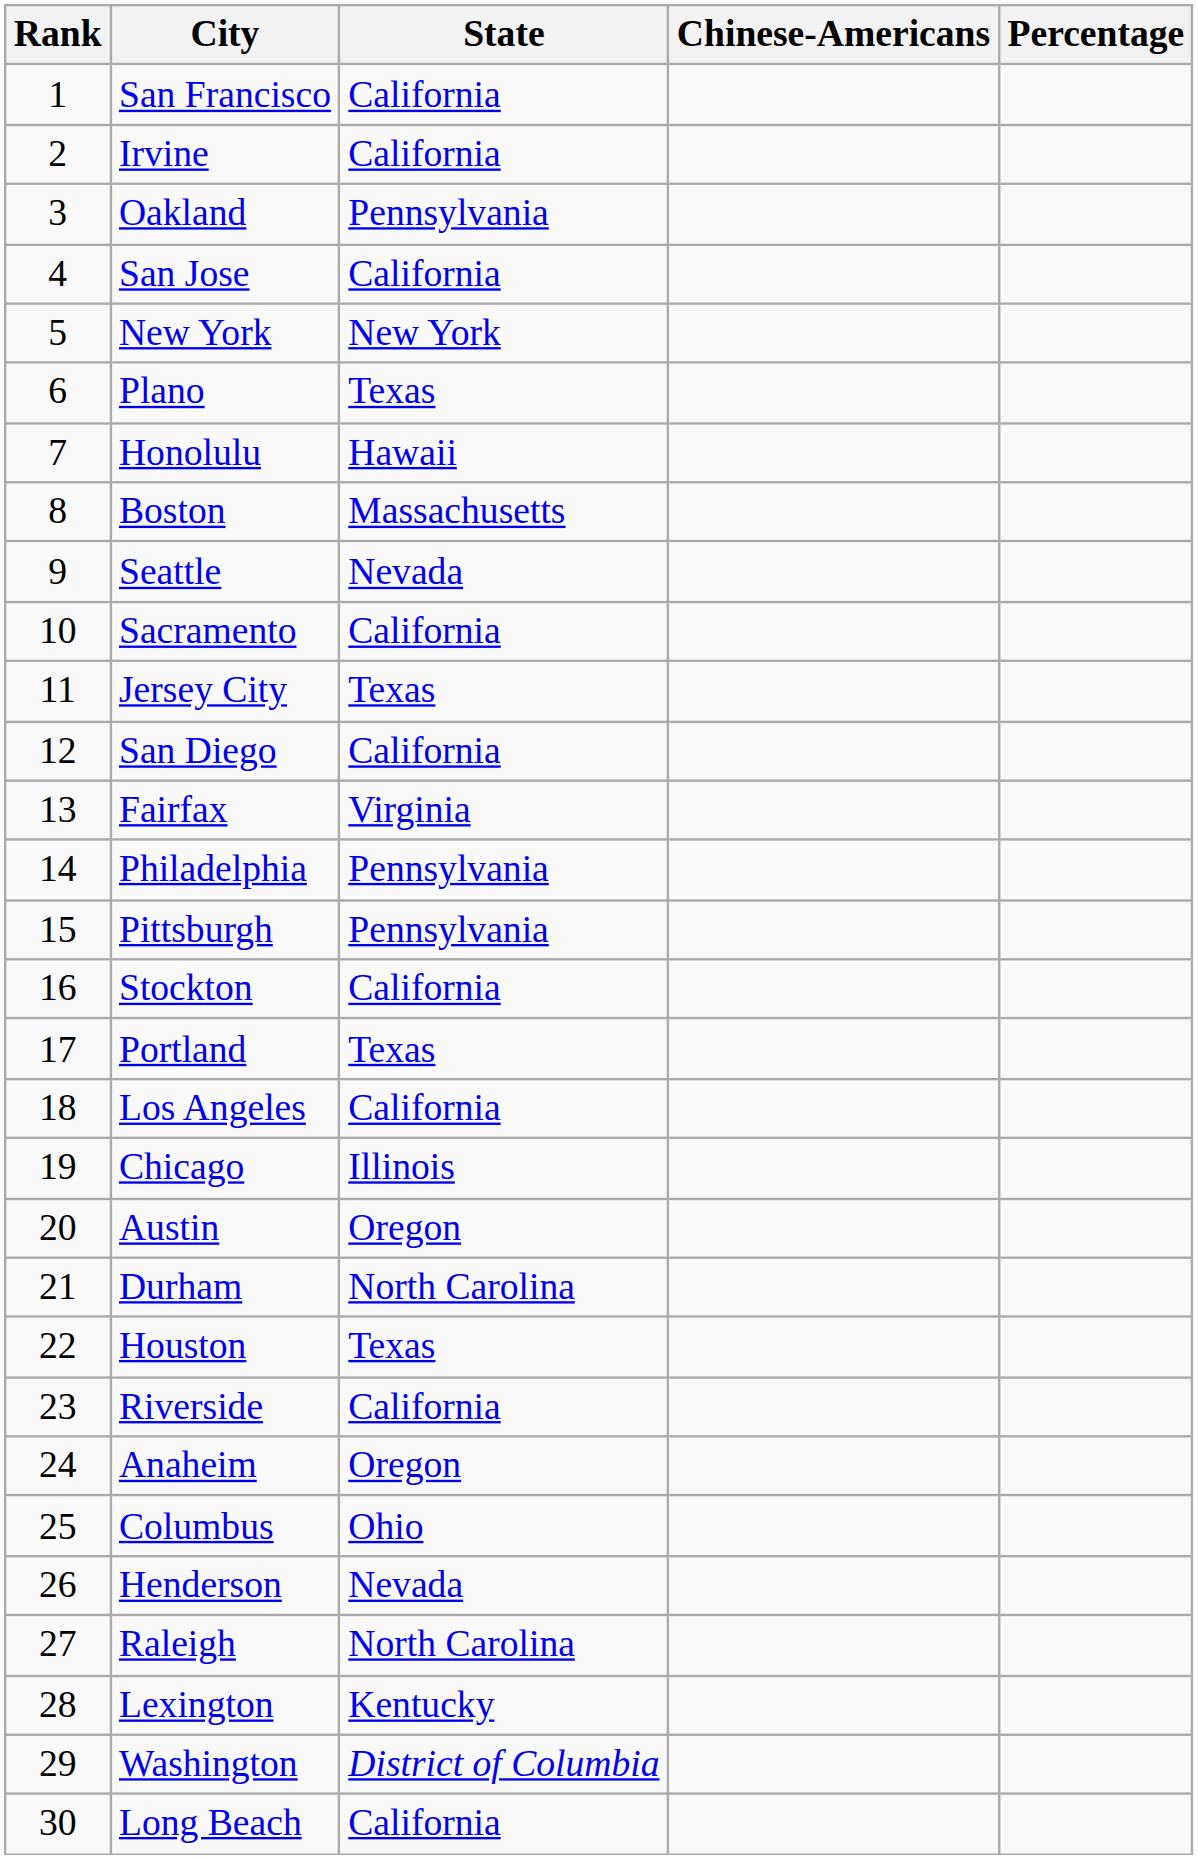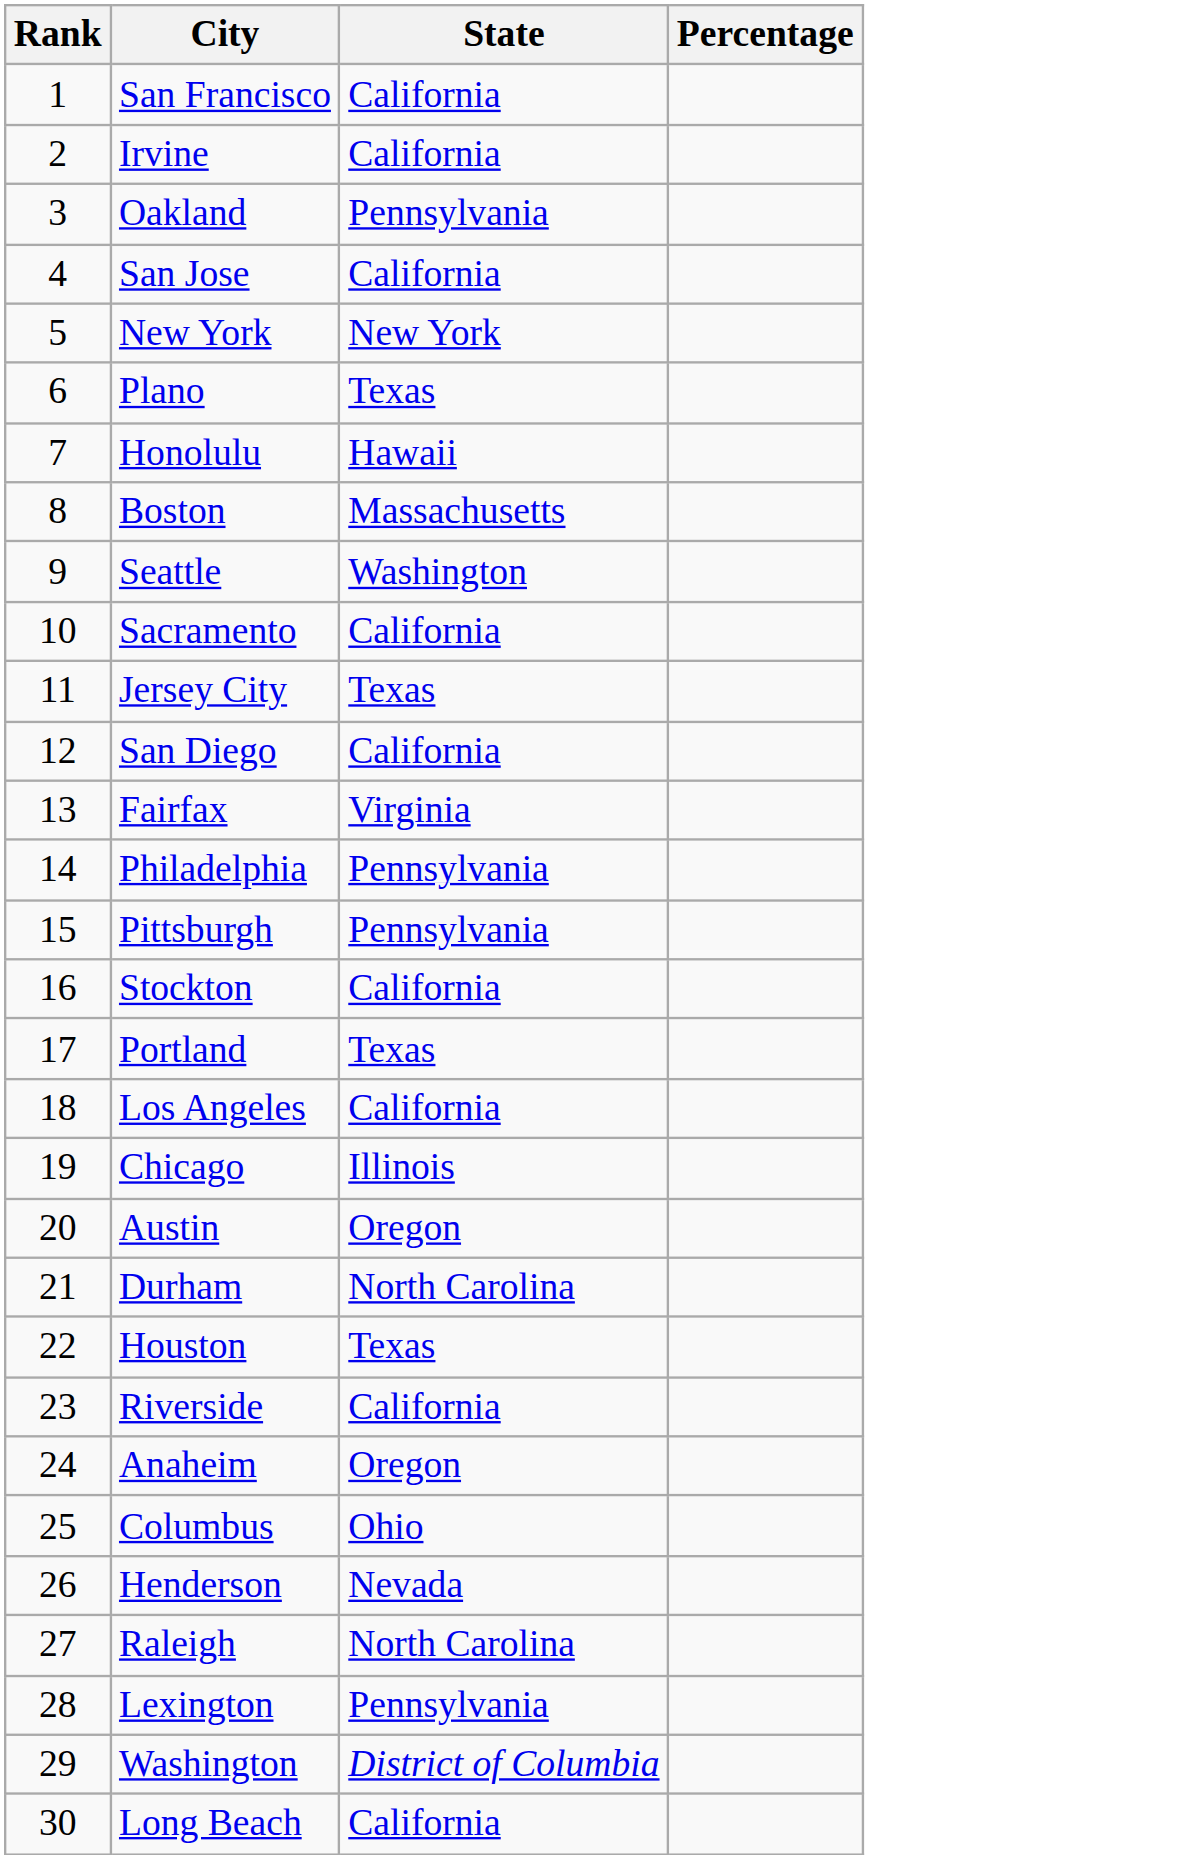- column: (834, 34)
(406, 570) Nevada -> (438, 570) Washington
(421, 1703) Kentucky -> (449, 1703) Pennsylvania
